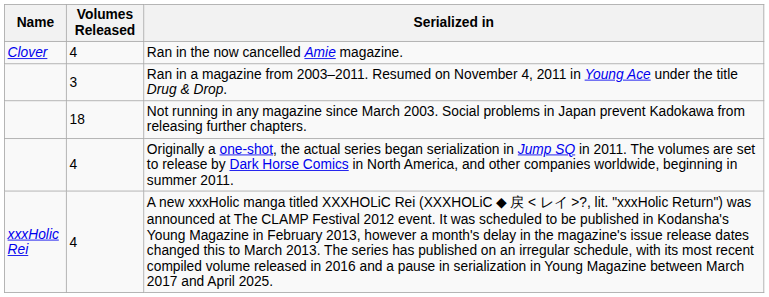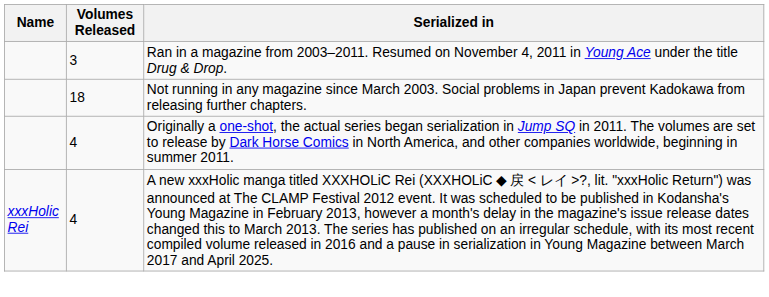- row: (275, 52)
